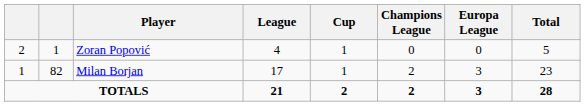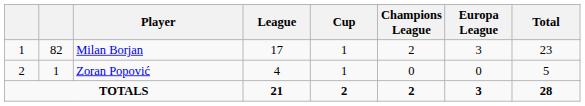rows swapped: (110, 70) <-> (113, 50)
